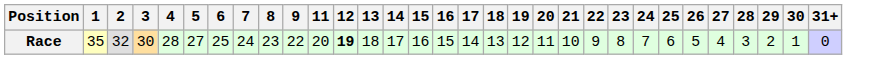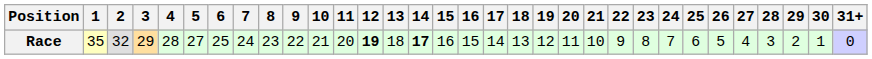+ column: (321, 17)
(146, 42) 30 -> (146, 42) 29
(396, 42) normal -> (421, 42) bold
